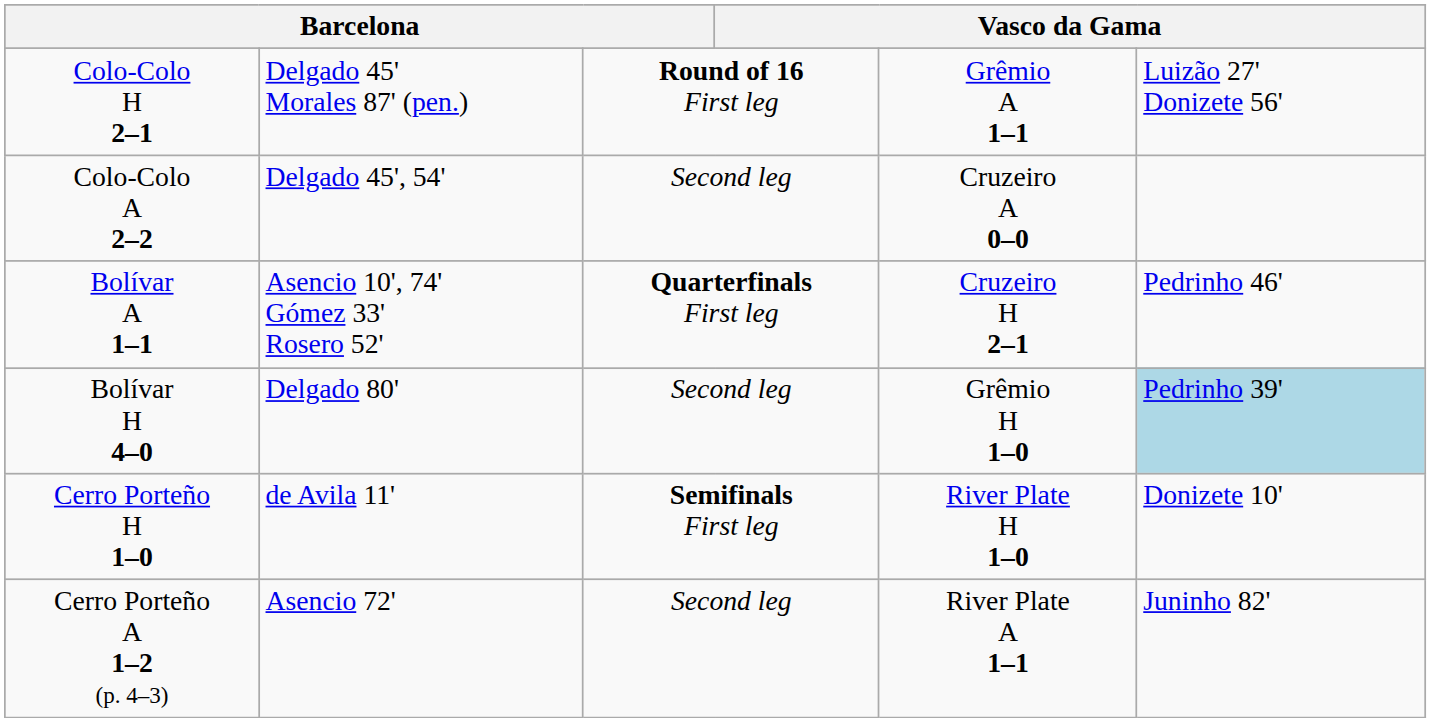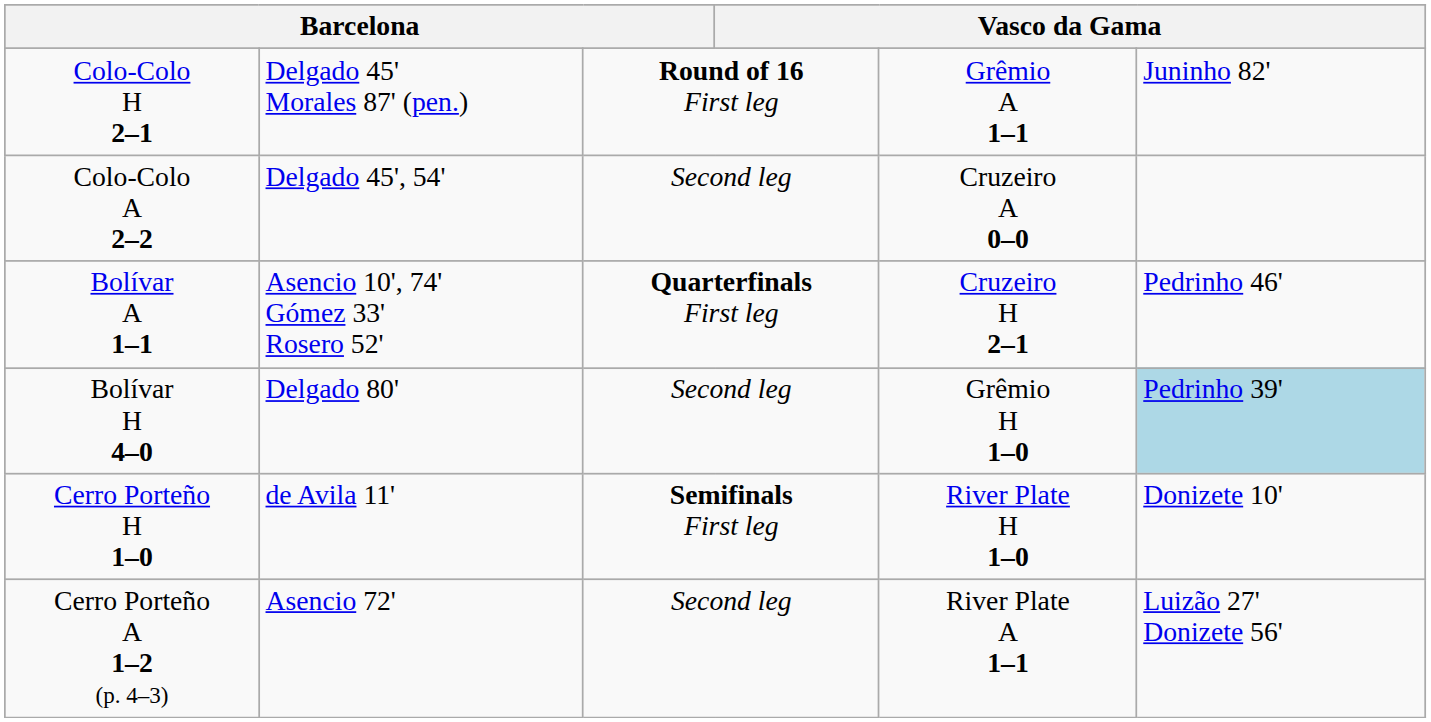(1213, 85) Luizão 27' Donizete 56' -> (1207, 70) Juninho 82'
(1207, 601) Juninho 82' -> (1213, 616) Luizão 27' Donizete 56'
